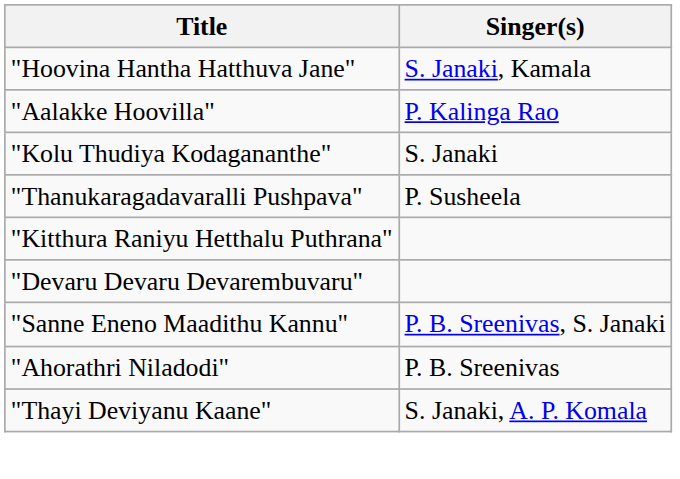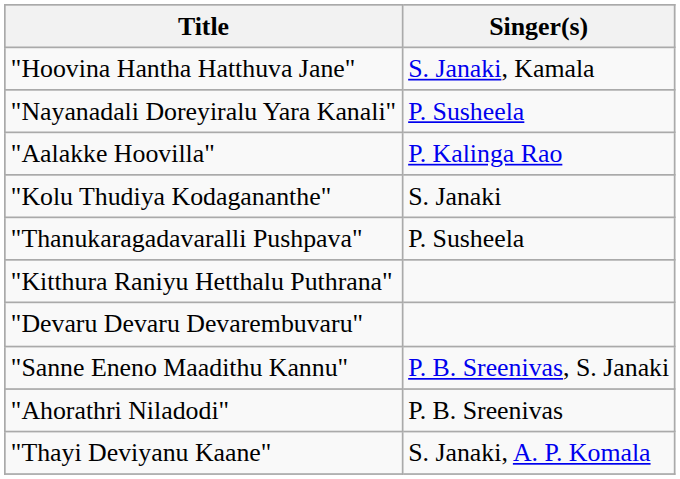+ row: (203, 111)
